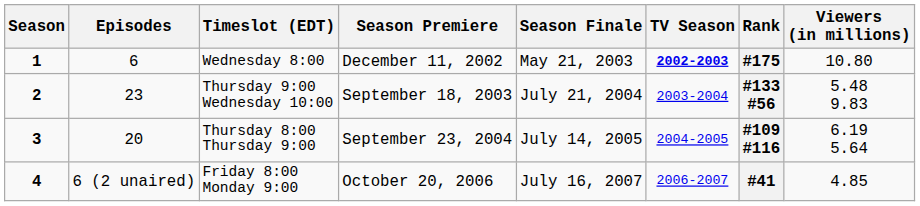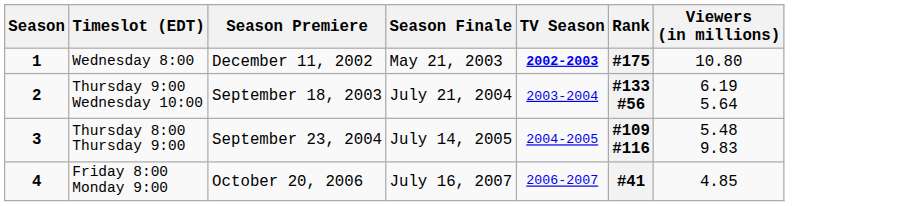- column: (134, 26)
(849, 96) 5.48 9.83 -> (719, 96) 6.19 5.64
(849, 140) 6.19 5.64 -> (719, 140) 5.48 9.83
